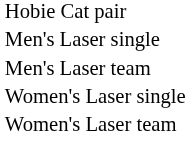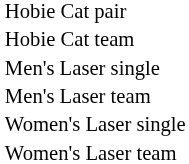+ row: (70, 39)
